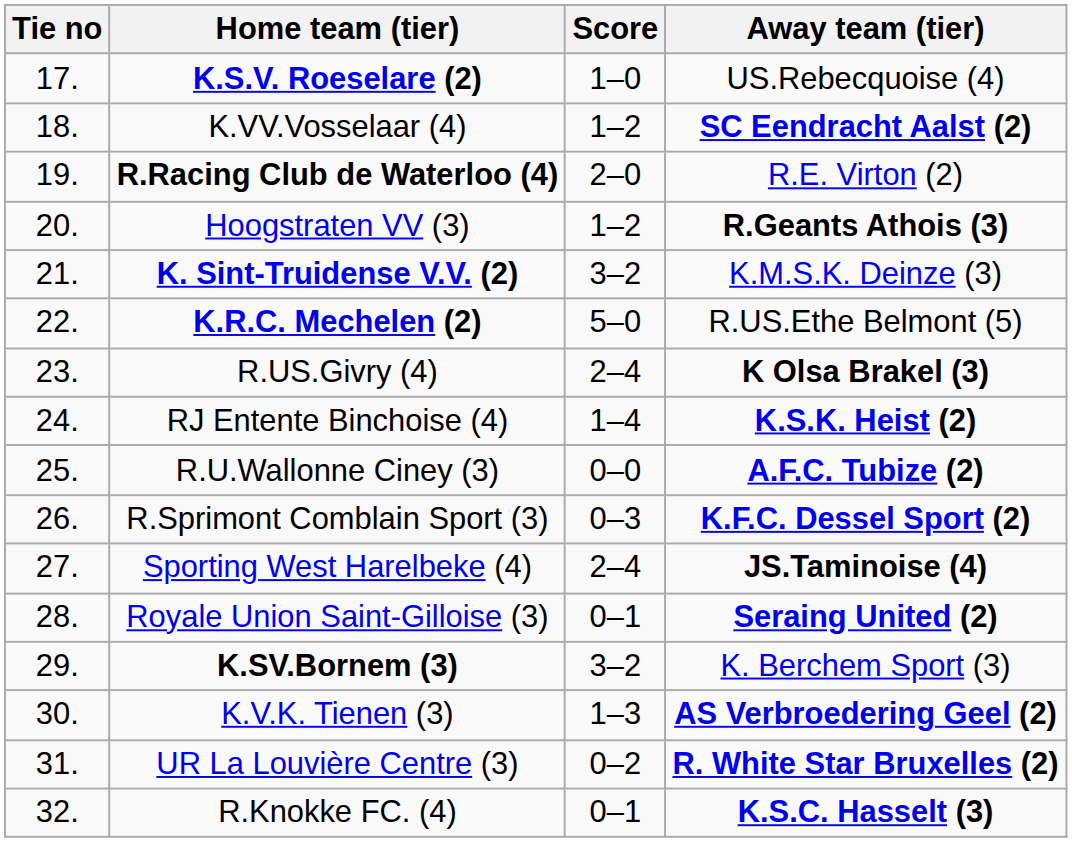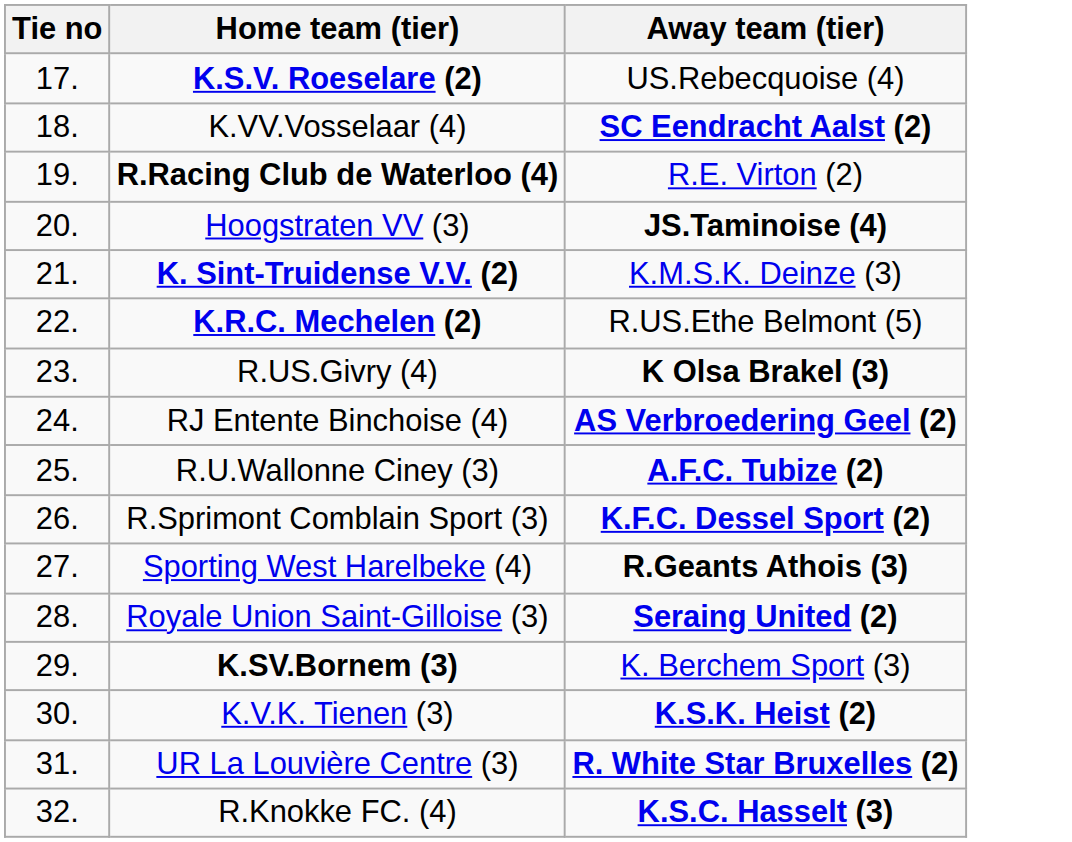- column: (615, 28)
(866, 224) R.Geants Athois (3) -> (765, 224) JS.Taminoise (4)
(866, 420) K.S.K. Heist (2) -> (765, 420) AS Verbroedering Geel (2)
(866, 567) JS.Taminoise (4) -> (765, 567) R.Geants Athois (3)
(866, 714) AS Verbroedering Geel (2) -> (765, 714) K.S.K. Heist (2)
